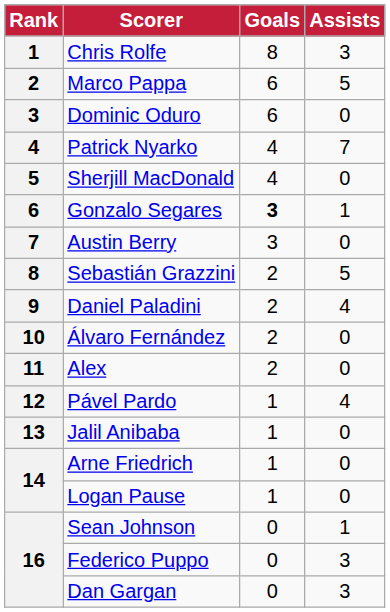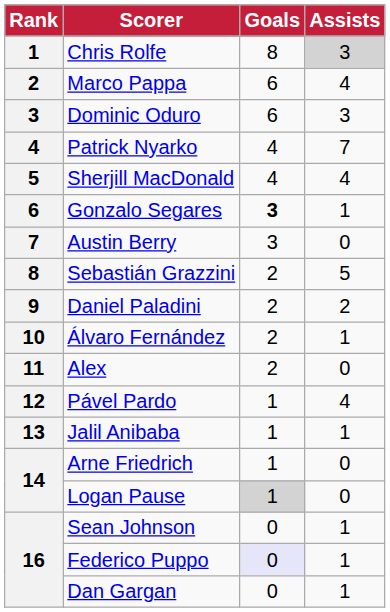(345, 52) no background -> (345, 52) lightgrey background
(345, 83) 5 -> (345, 83) 4
(345, 115) 0 -> (345, 115) 3
(345, 178) 0 -> (345, 178) 4
(345, 305) 4 -> (345, 305) 2
(345, 337) 0 -> (345, 337) 1
(345, 432) 0 -> (345, 432) 1
(272, 496) no background -> (272, 496) lightgrey background
(272, 559) no background -> (272, 559) lavender background
(345, 559) 3 -> (345, 559) 1
(345, 591) 3 -> (345, 591) 1
